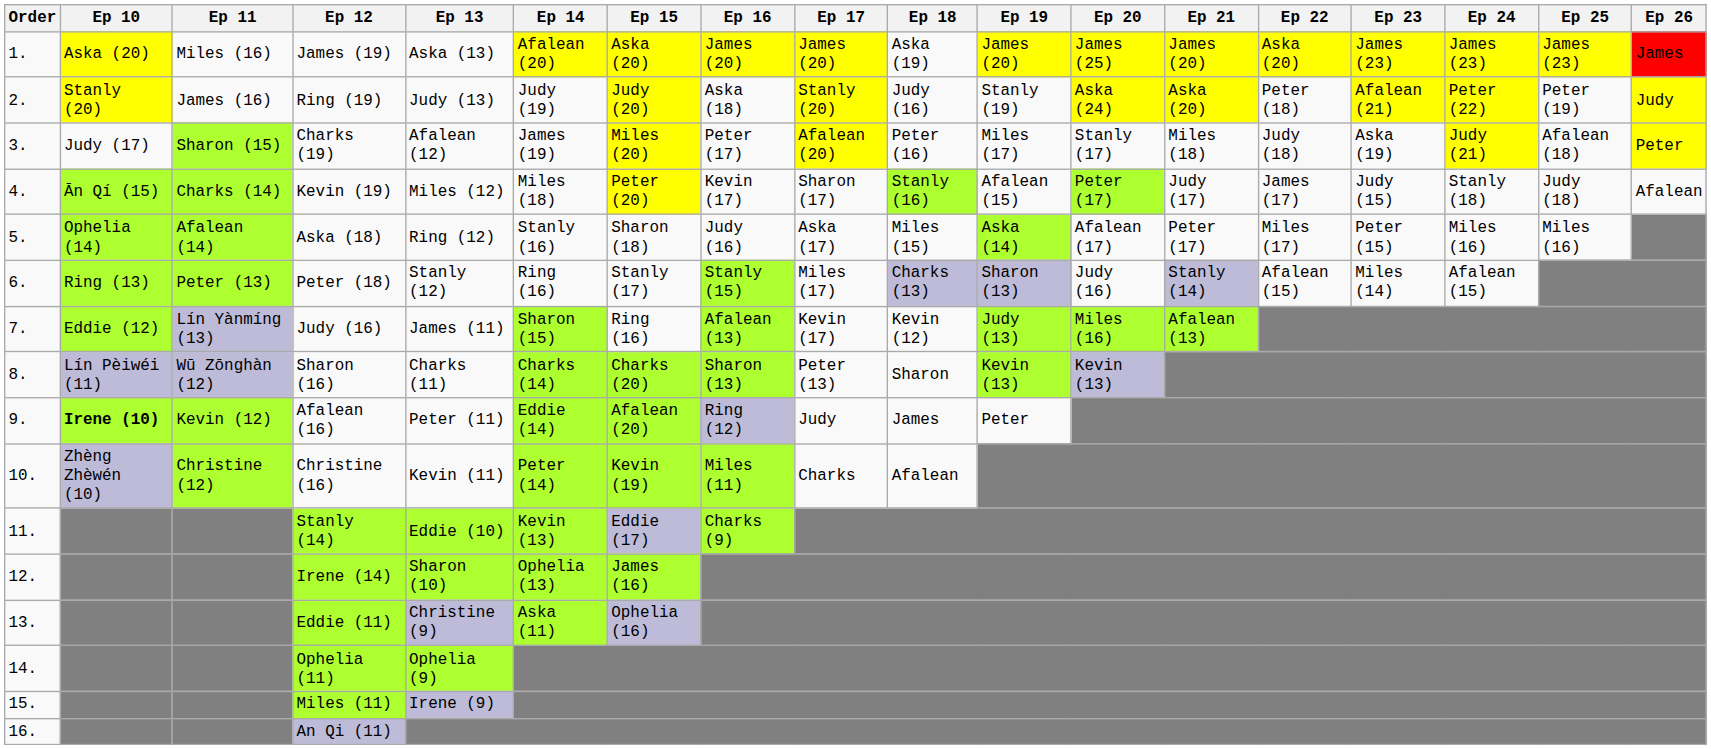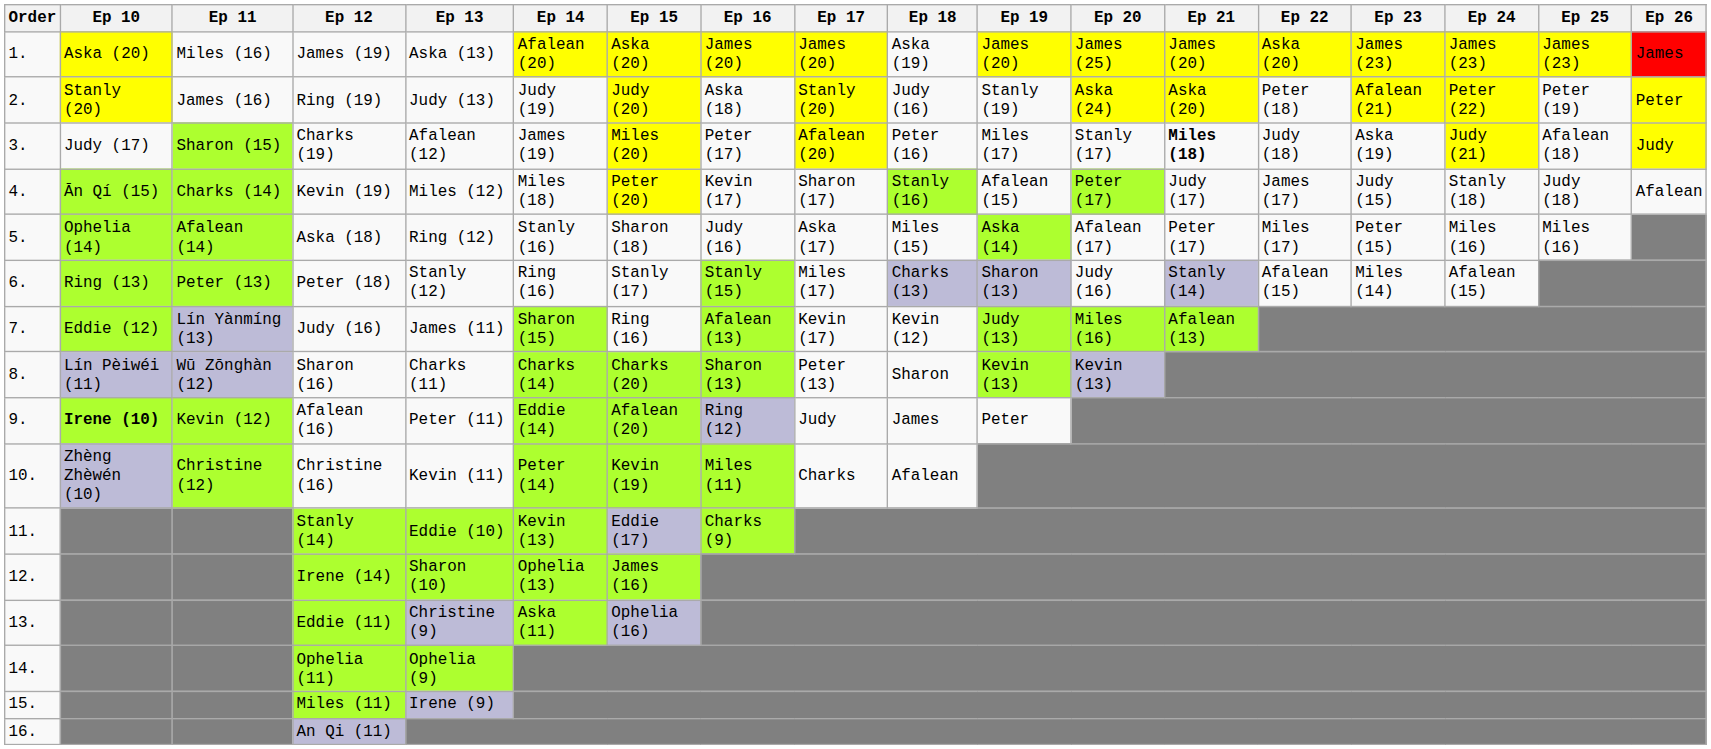(1655, 100) Judy -> (1660, 100) Peter
(1192, 146) normal -> (1192, 146) bold
(1660, 146) Peter -> (1655, 146) Judy
